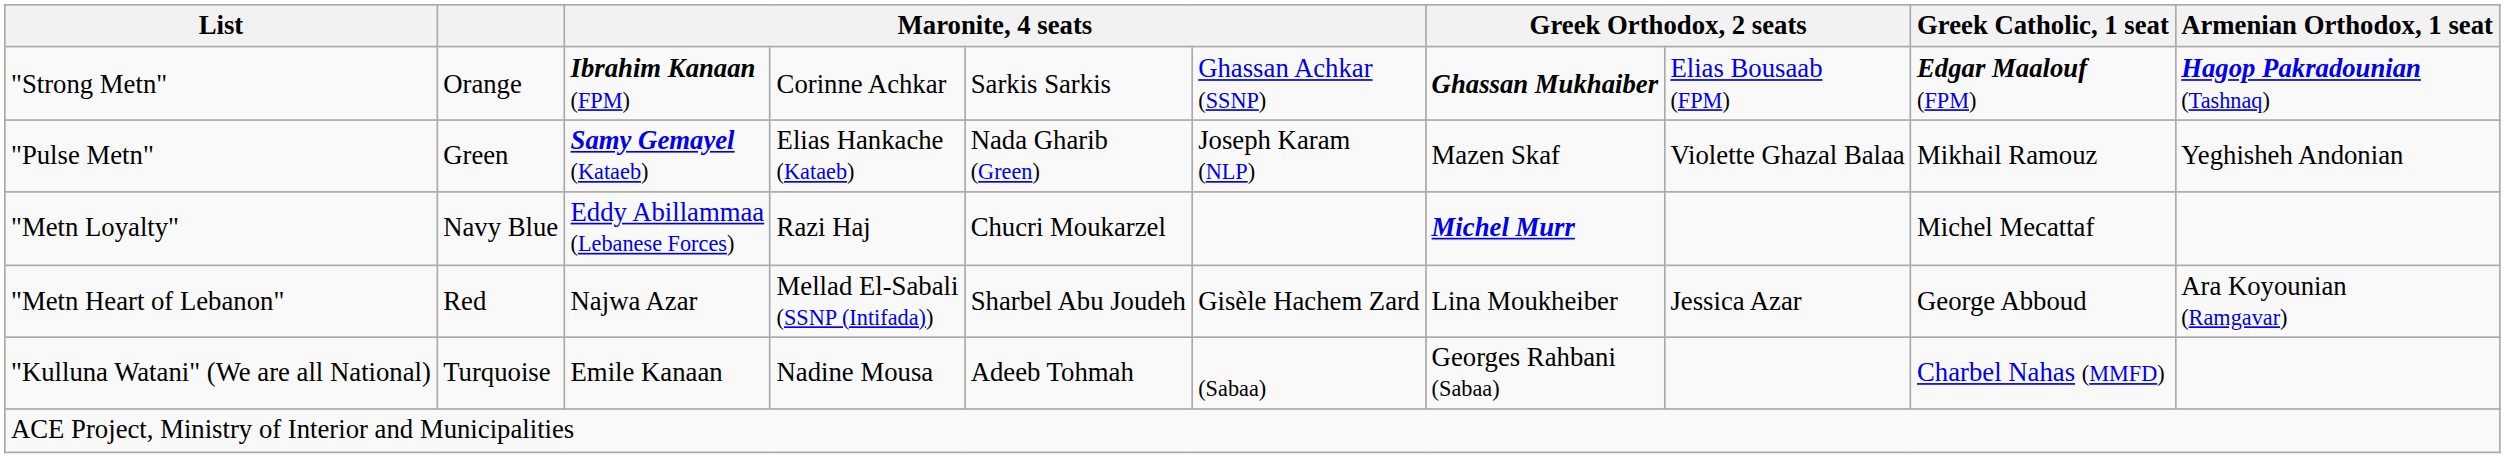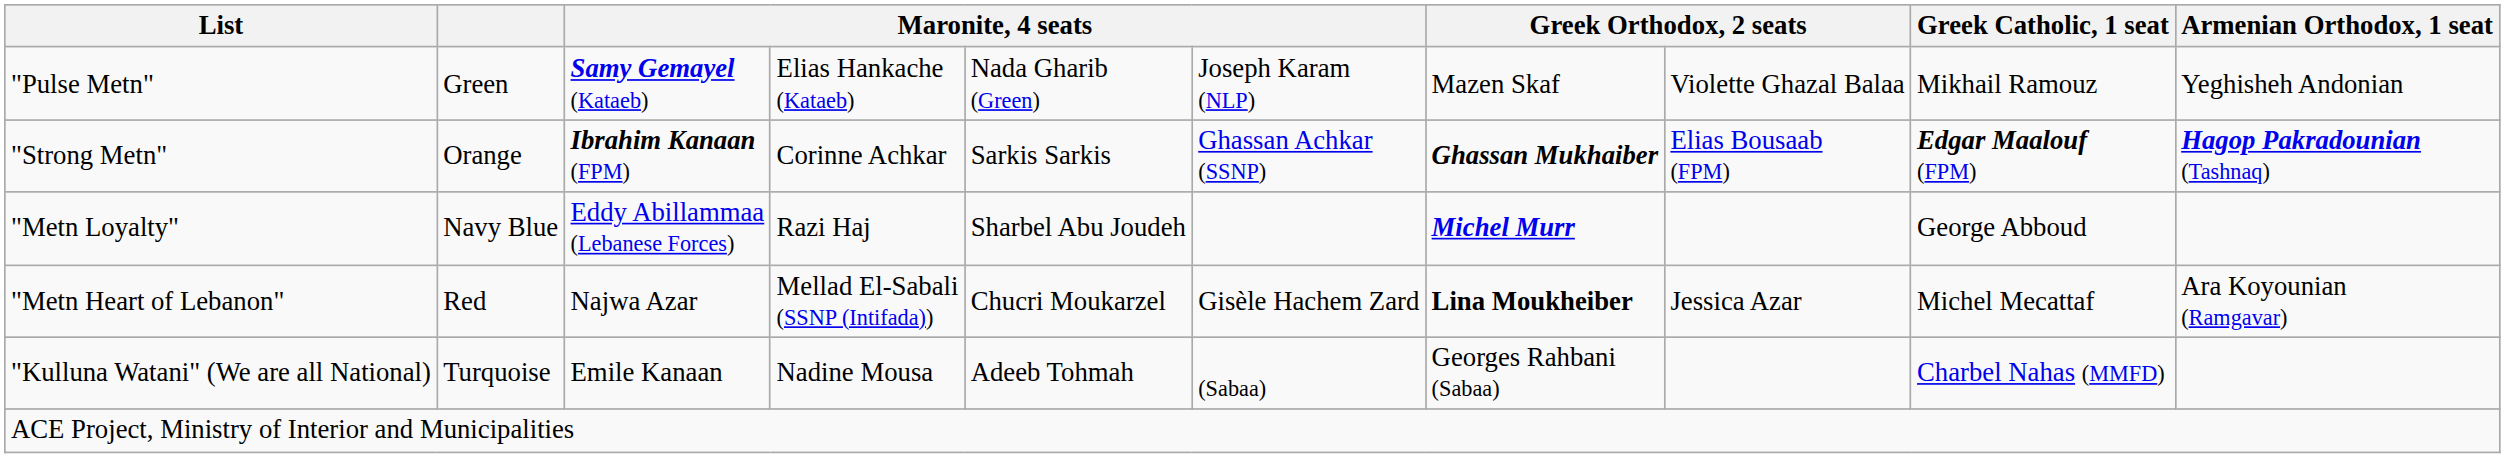rows swapped: (82, 155) <-> (89, 83)
(1068, 227) Chucri Moukarzel -> (1078, 227) Sharbel Abu Joudeh
(2006, 227) Michel Mecattaf -> (2002, 227) George Abboud
(1078, 300) Sharbel Abu Joudeh -> (1068, 300) Chucri Moukarzel
(1525, 300) normal -> (1532, 300) bold
(2002, 300) George Abboud -> (2006, 300) Michel Mecattaf
